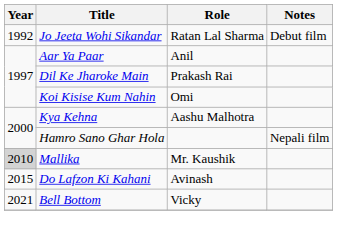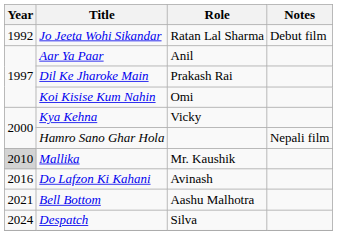(212, 117) Aashu Malhotra -> (186, 117) Vicky
(20, 179) 2015 -> (20, 179) 2016
(186, 199) Vicky -> (212, 199) Aashu Malhotra
+ row: (64, 220)
